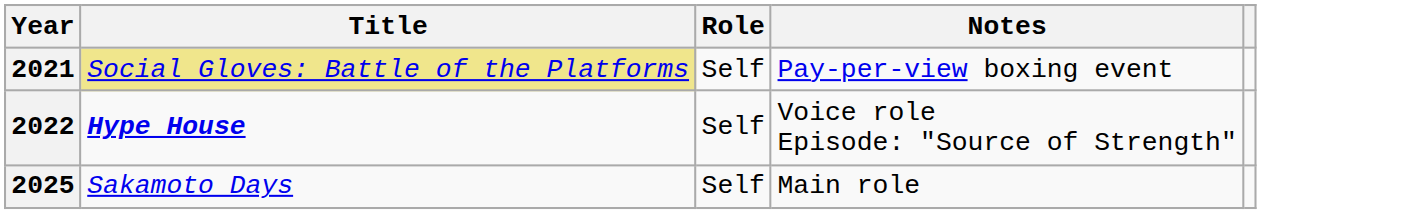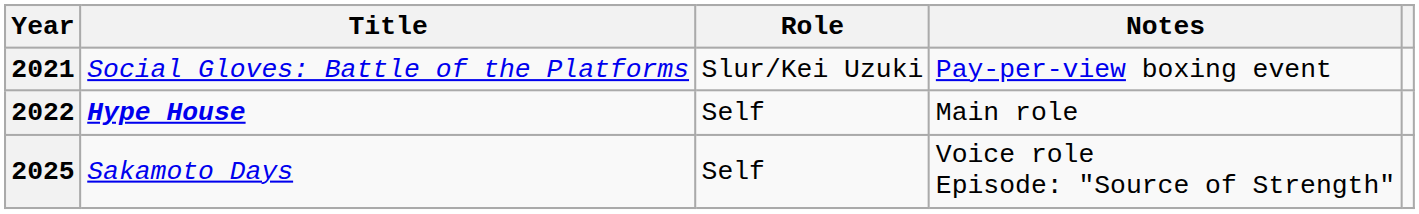(388, 70) khaki background -> (388, 70) no background
(733, 70) Self -> (812, 70) Slur/Kei Uzuki
(1007, 128) Voice role Episode: "Source of Strength" -> (1007, 113) Main role
(849, 186) Main role -> (1166, 171) Voice role Episode: "Source of Strength"
